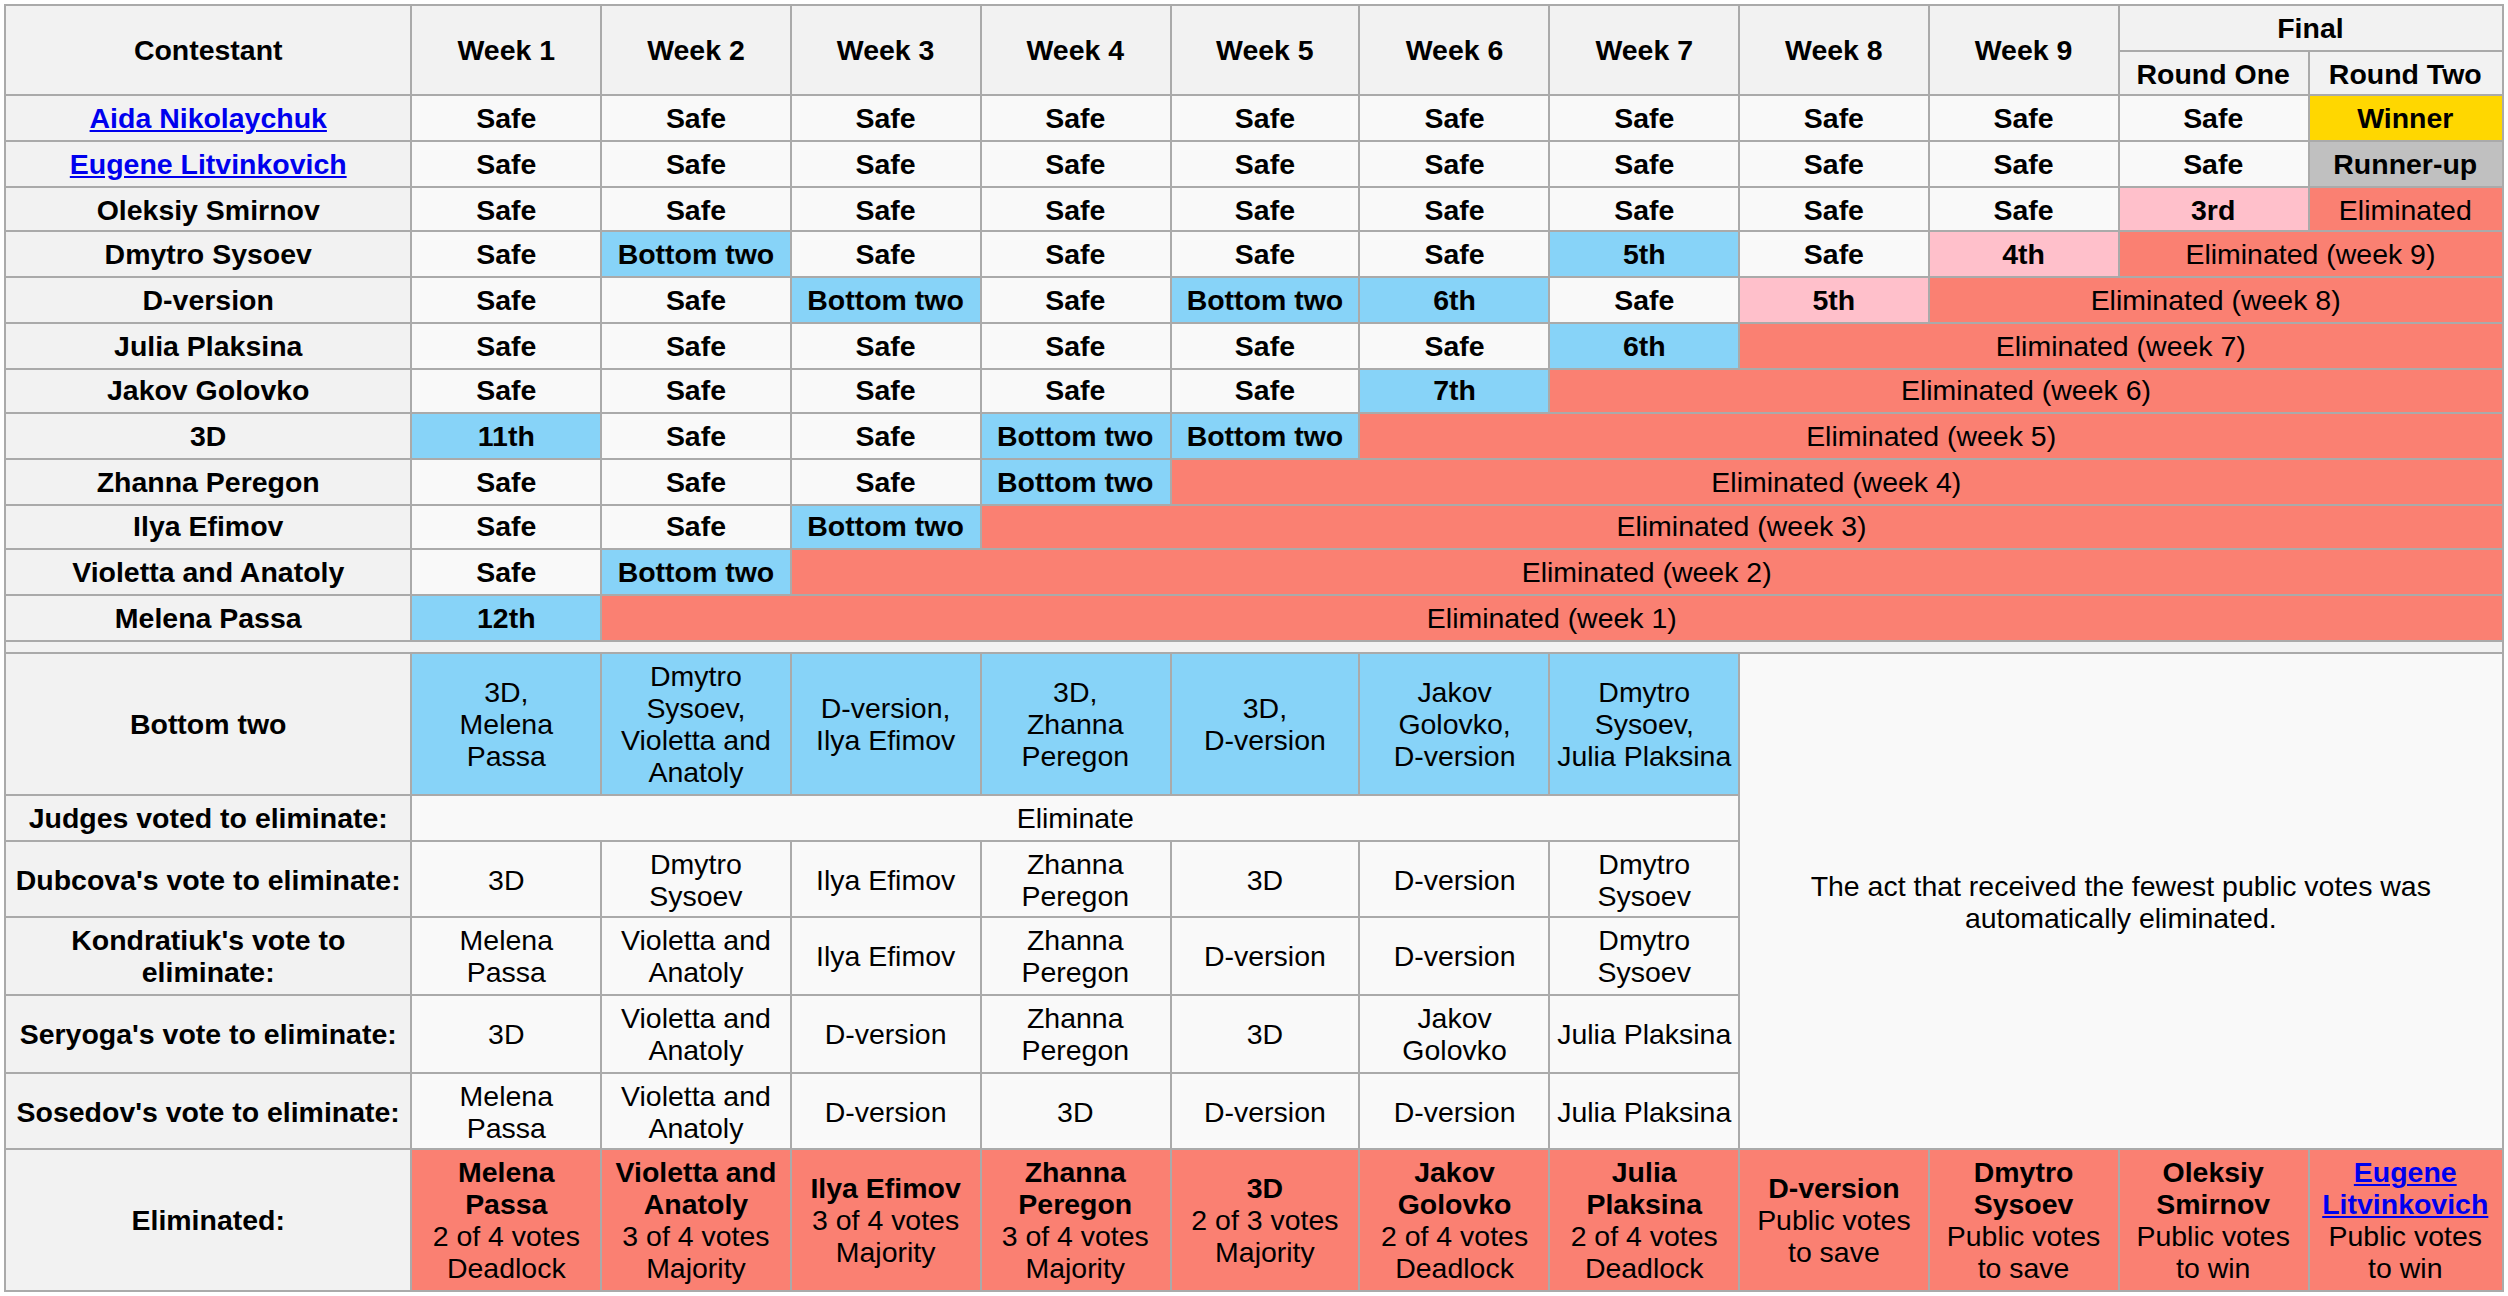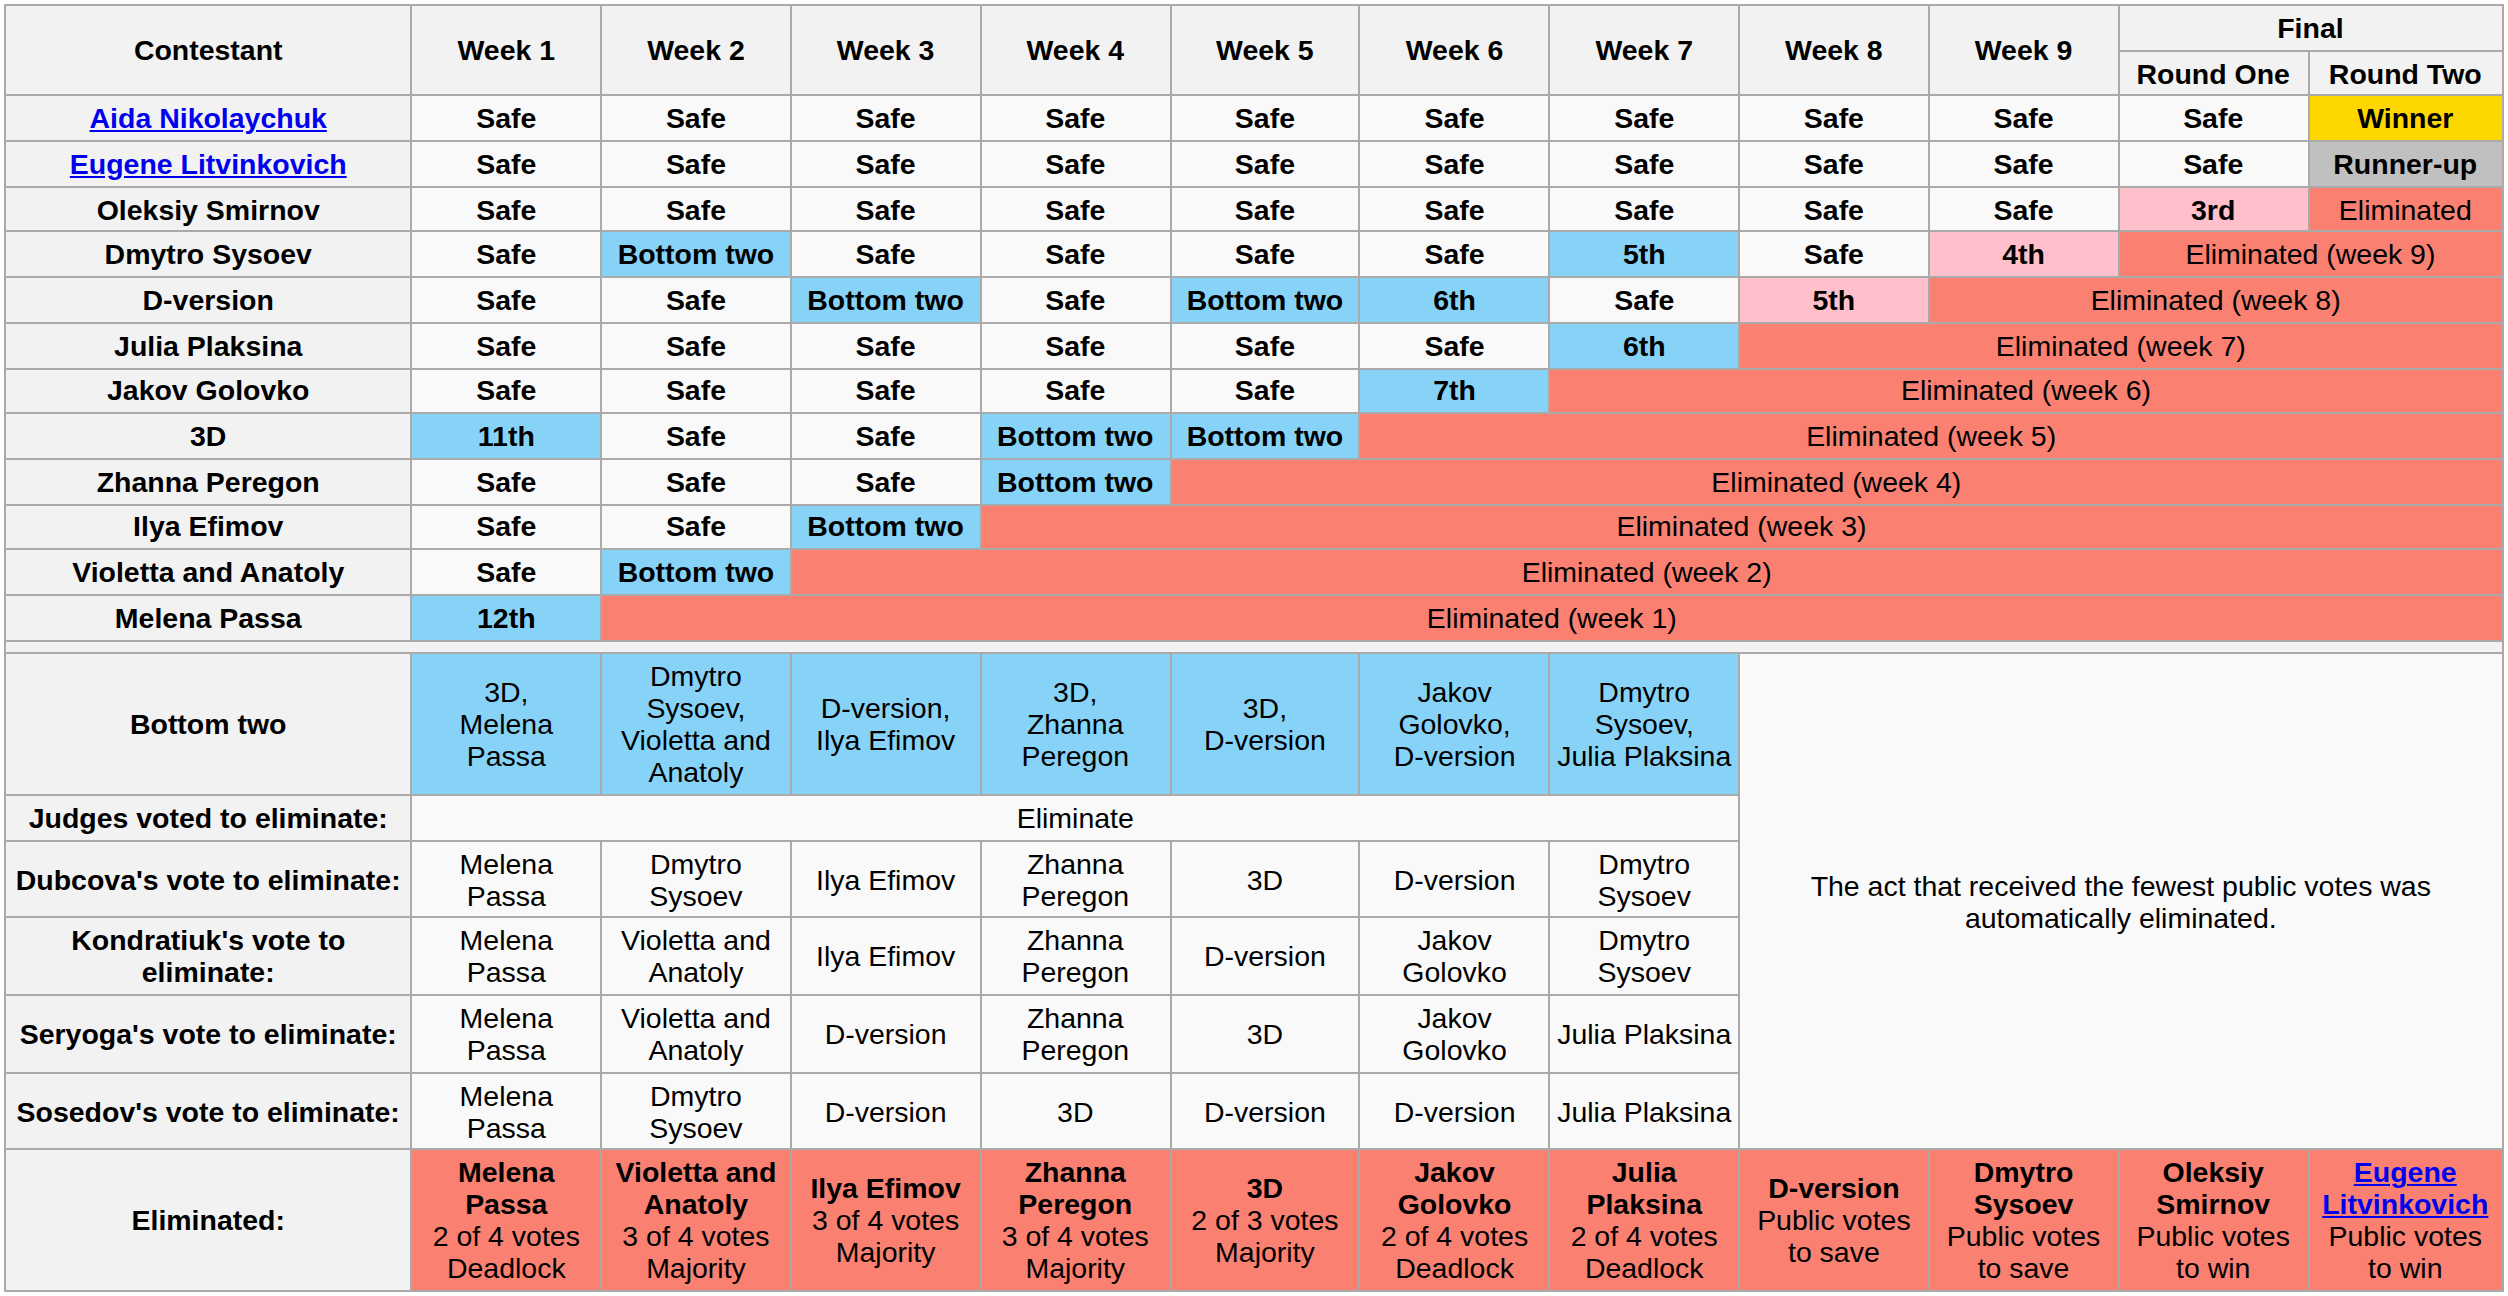(506, 879) 3D -> (506, 879) Melena Passa
(1455, 957) D-version -> (1455, 957) Jakov Golovko
(506, 1034) 3D -> (506, 1034) Melena Passa
(696, 1111) Violetta and Anatoly -> (696, 1111) Dmytro Sysoev
